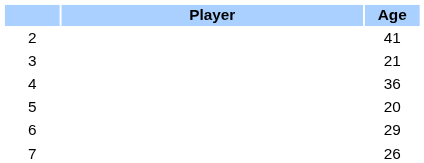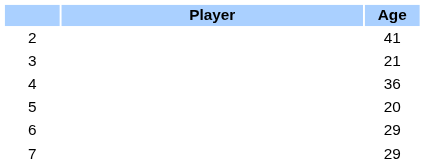(392, 153) 26 -> (392, 153) 29
